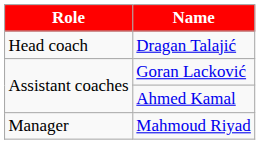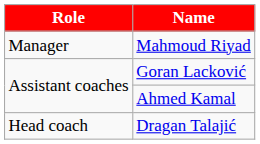rows swapped: (186, 44) <-> (194, 125)
